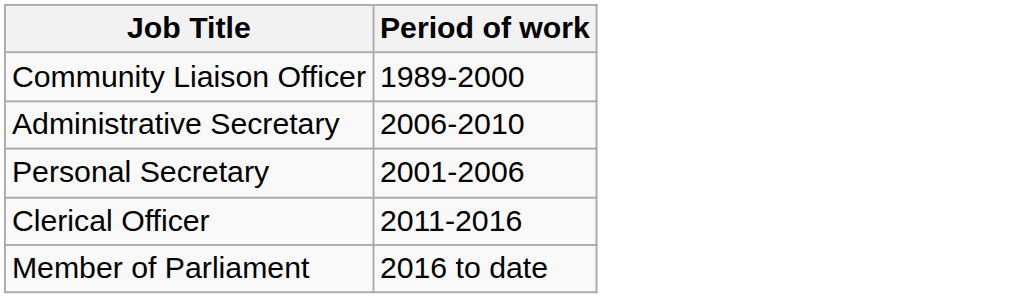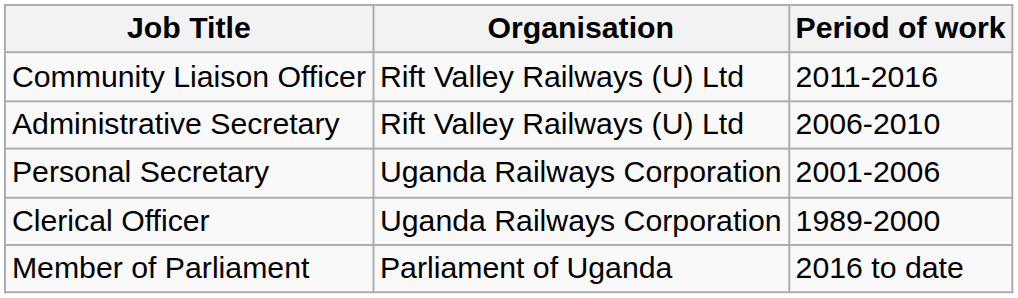+ column: (581, 28)
(452, 76) 1989-2000 -> (867, 76) 2011-2016
(451, 220) 2011-2016 -> (868, 220) 1989-2000
